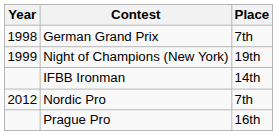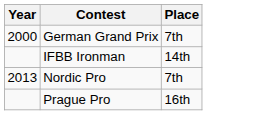(22, 36) 1998 -> (22, 36) 2000
- row: (136, 57)
(22, 99) 2012 -> (22, 78) 2013
